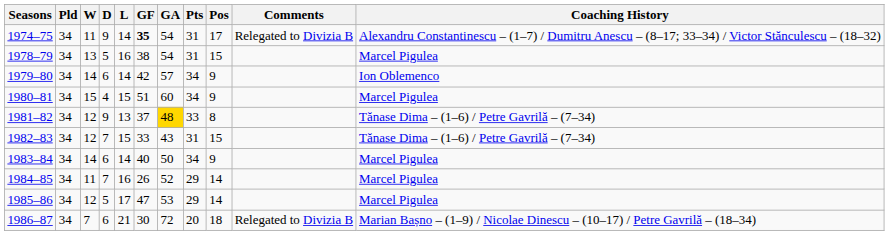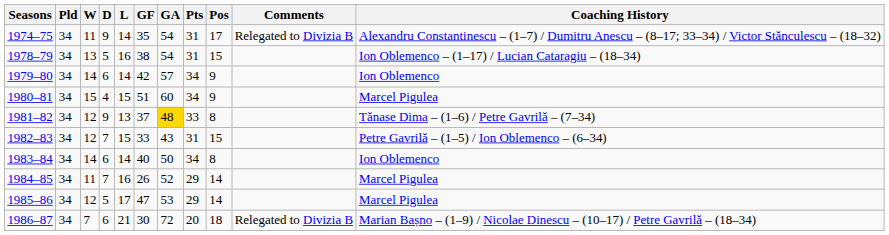(143, 35) bold -> (143, 35) normal
(398, 55) Marcel Pigulea -> (500, 55) Ion Oblemenco – (1–17) / Lucian Cataragiu – (18–34)
(477, 138) Tănase Dima – (1–6) / Petre Gavrilă – (7–34) -> (483, 138) Petre Gavrilă – (1–5) / Ion Oblemenco – (6–34)
(213, 158) 9 -> (213, 158) 8
(398, 158) Marcel Pigulea -> (399, 158) Ion Oblemenco
